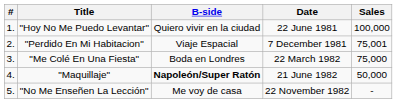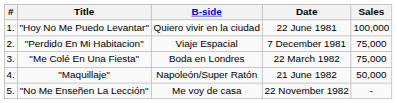(372, 43) 75,001 -> (371, 43) 75,000
(207, 75) bold -> (207, 75) normal
